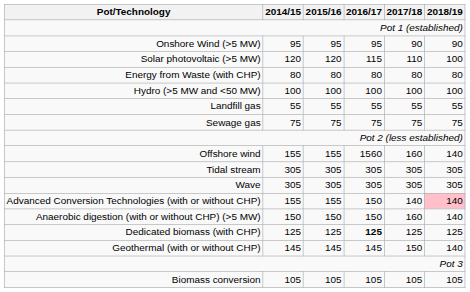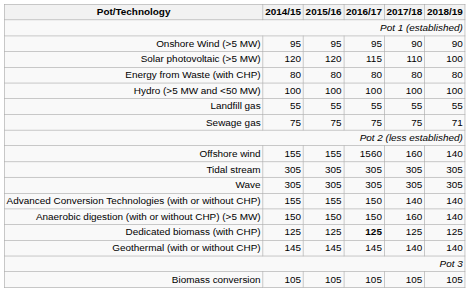(457, 122) 75 -> (457, 122) 71
(455, 201) pink background -> (455, 201) no background
(414, 248) 150 -> (414, 248) 140
